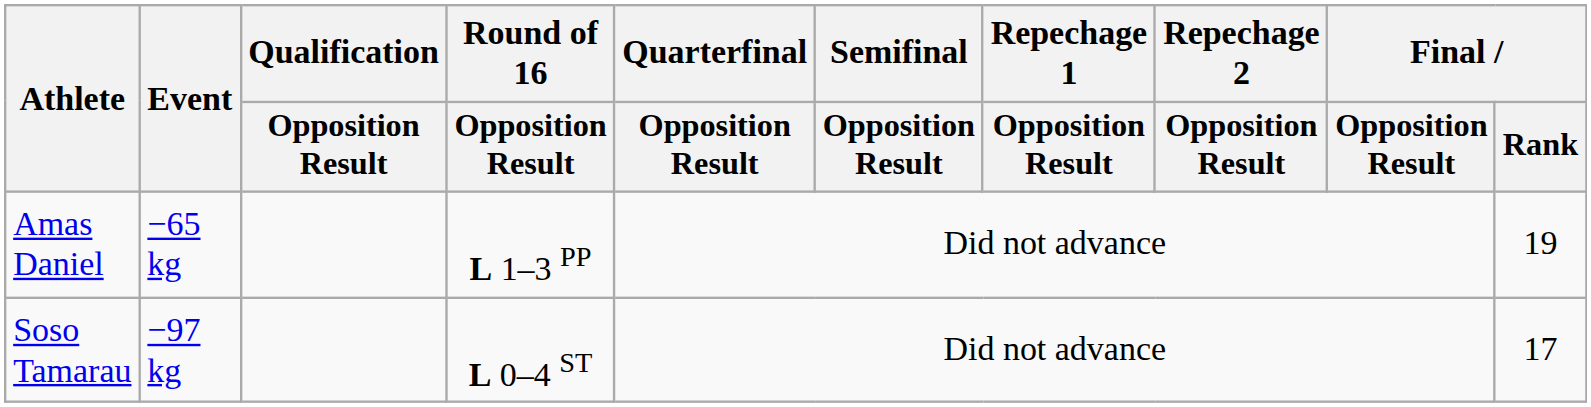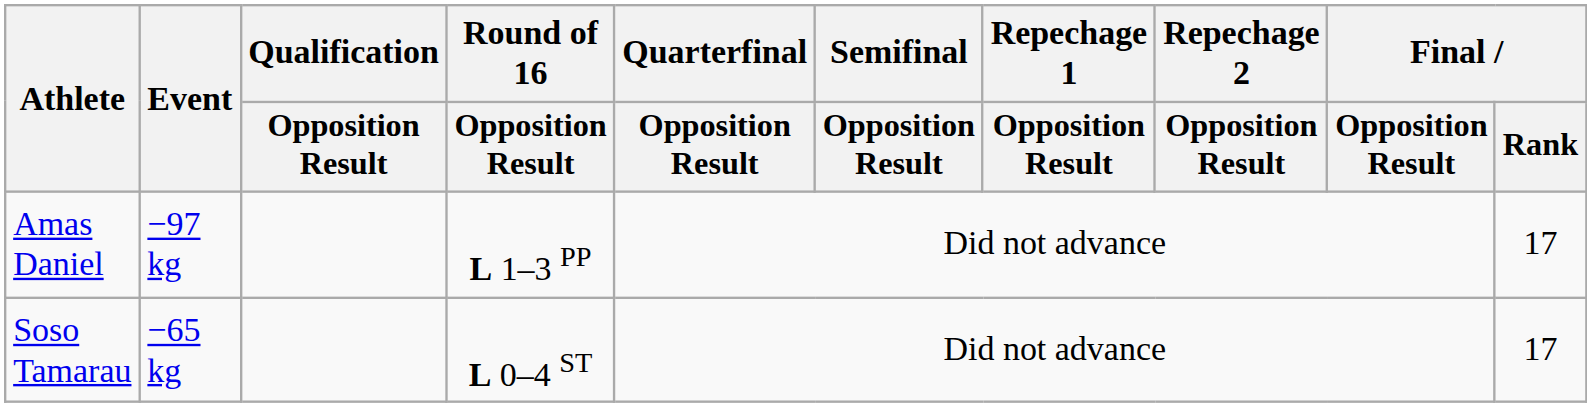(174, 244) −65 kg -> (174, 244) −97 kg
(1540, 244) 19 -> (1540, 244) 17
(174, 349) −97 kg -> (174, 349) −65 kg
